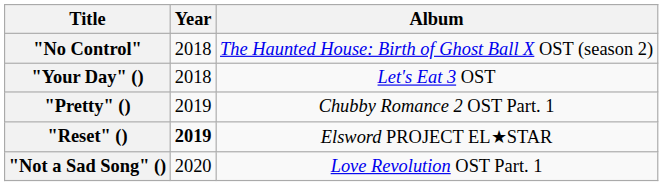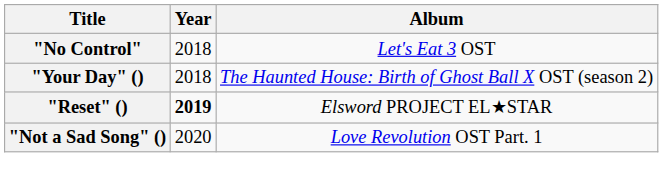(437, 48) The Haunted House: Birth of Ghost Ball X OST (season 2) -> (437, 48) Let's Eat 3 OST
(437, 77) Let's Eat 3 OST -> (437, 77) The Haunted House: Birth of Ghost Ball X OST (season 2)
- row: (88, 106)
